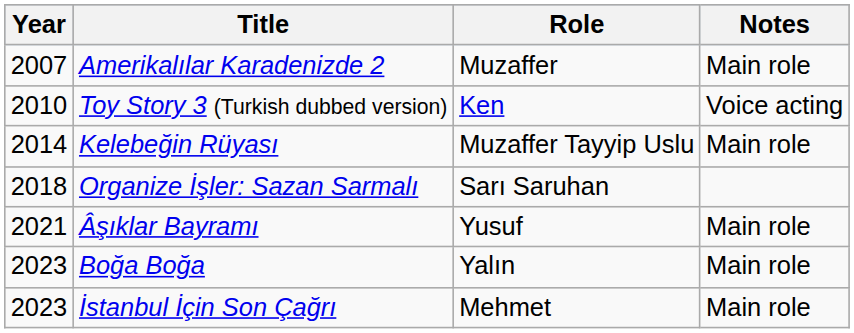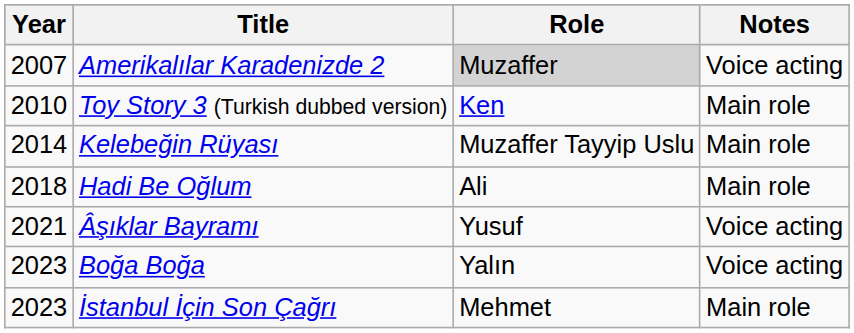(508, 65) no background -> (508, 65) lightgrey background
(758, 65) Main role -> (775, 65) Voice acting
(775, 105) Voice acting -> (758, 105) Main role
+ row: (165, 186)
- row: (249, 186)
(758, 226) Main role -> (775, 226) Voice acting
(758, 266) Main role -> (775, 266) Voice acting
